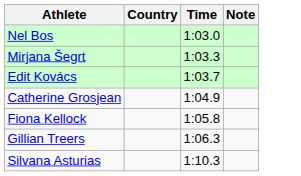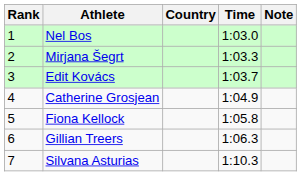+ column: (23, 14)
